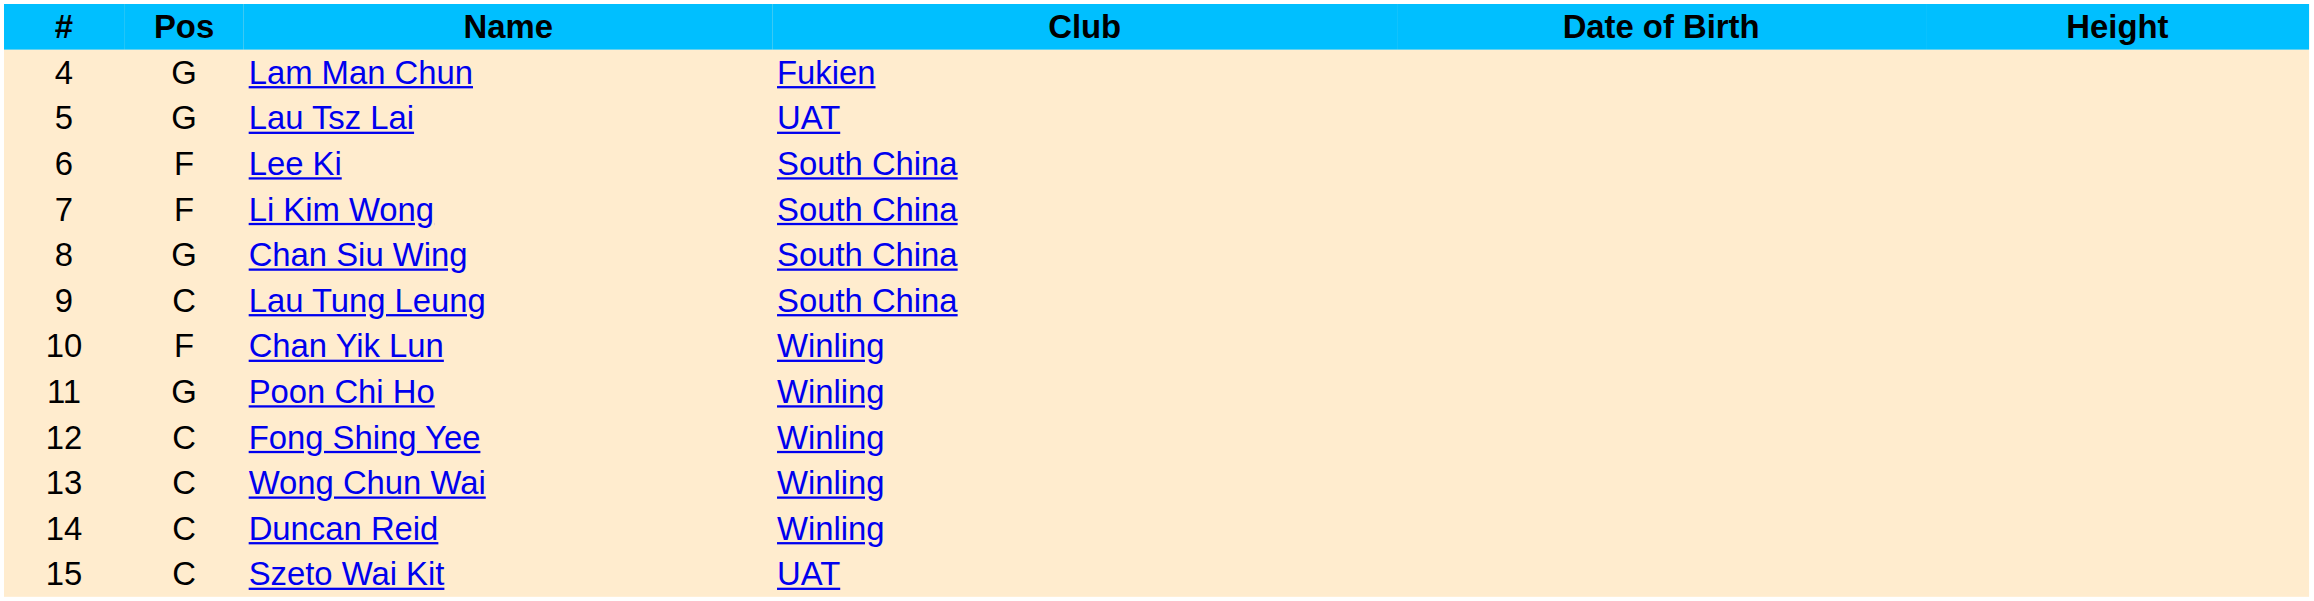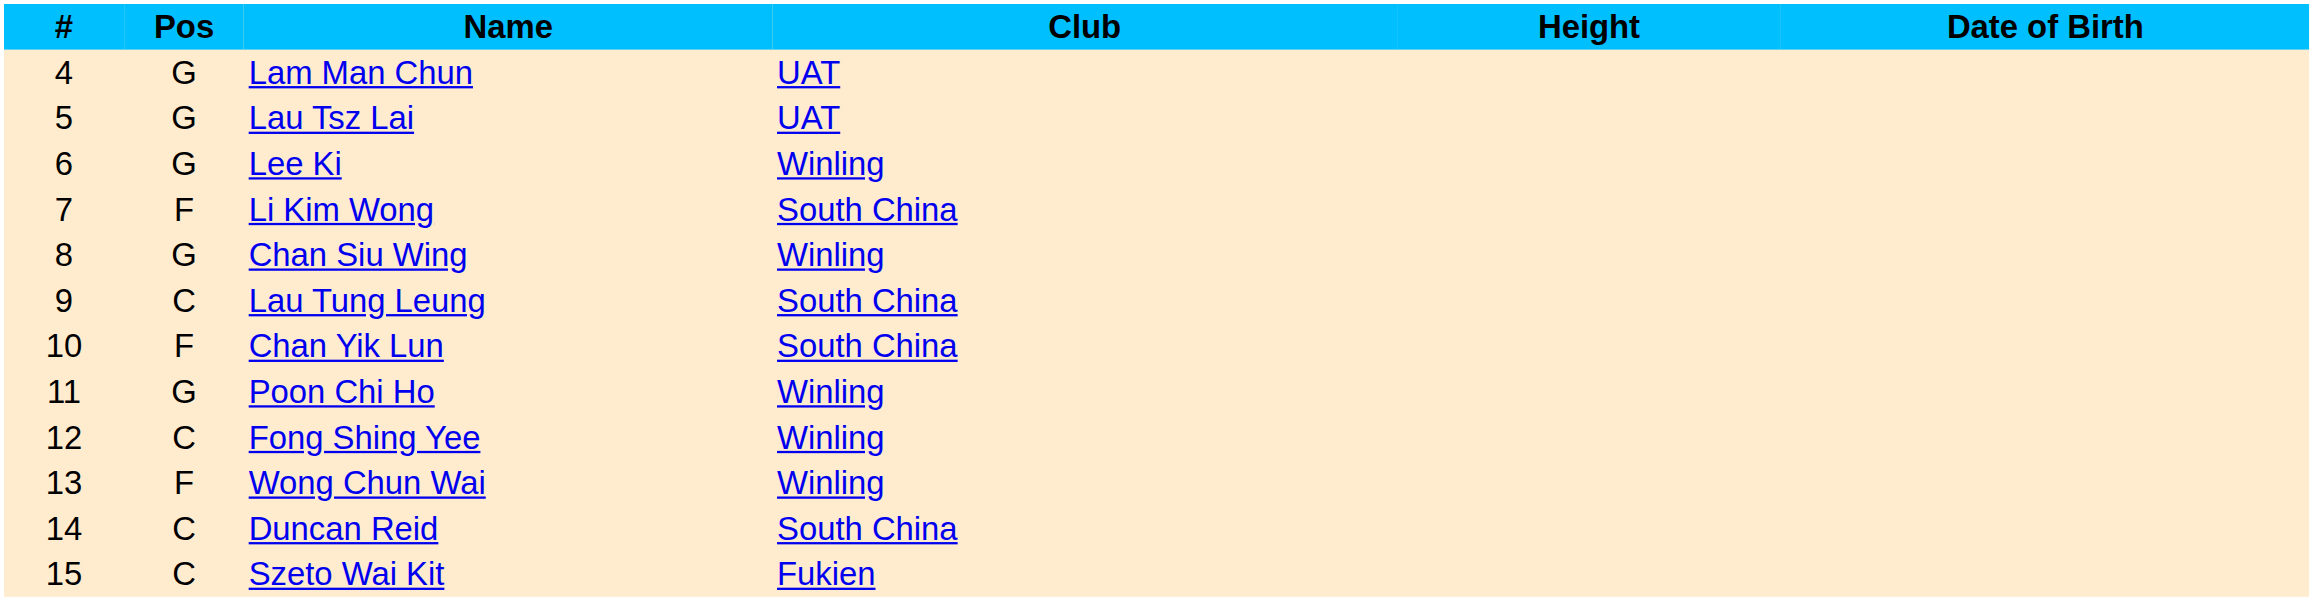columns swapped: (1661, 27) <-> (2117, 27)
(826, 72) Fukien -> (809, 72) UAT
(184, 164) F -> (184, 164) G
(867, 164) South China -> (831, 164) Winling
(867, 255) South China -> (831, 255) Winling
(831, 346) Winling -> (867, 346) South China
(184, 483) C -> (184, 483) F
(831, 528) Winling -> (867, 528) South China
(809, 574) UAT -> (826, 574) Fukien
